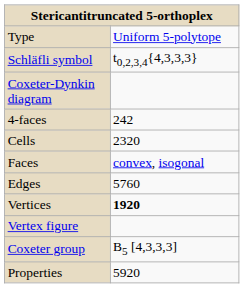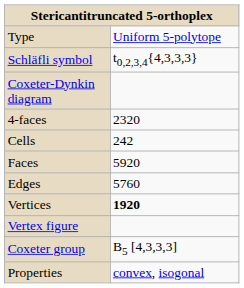(123, 119) 242 -> (126, 119) 2320
(126, 140) 2320 -> (123, 140) 242
(159, 162) convex, isogonal -> (126, 162) 5920
(126, 272) 5920 -> (159, 272) convex, isogonal
